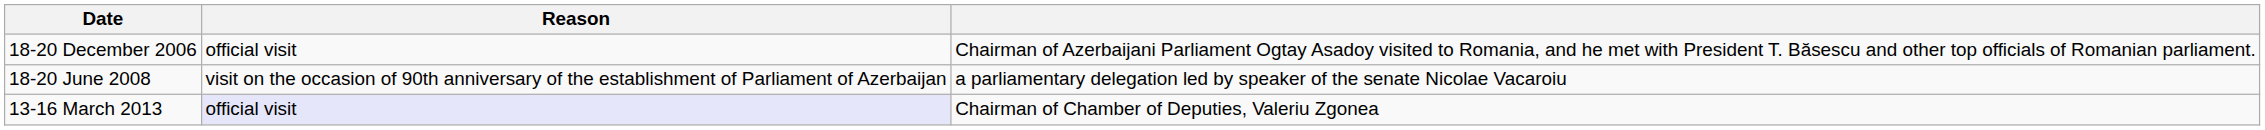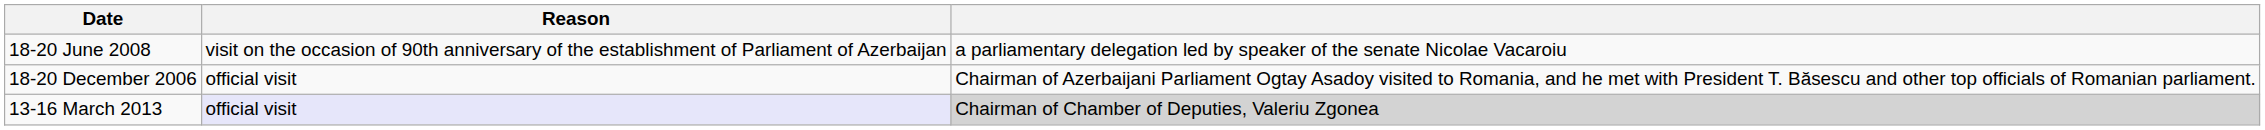rows swapped: (103, 49) <-> (80, 79)
(1167, 109) no background -> (1167, 109) lightgrey background
